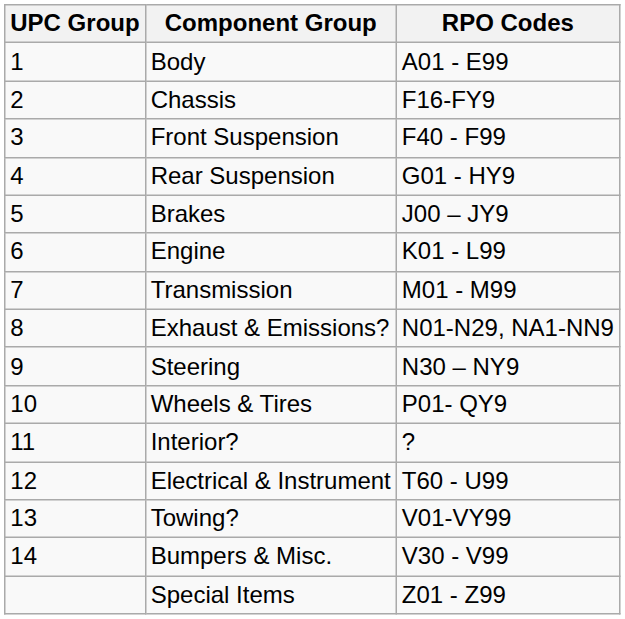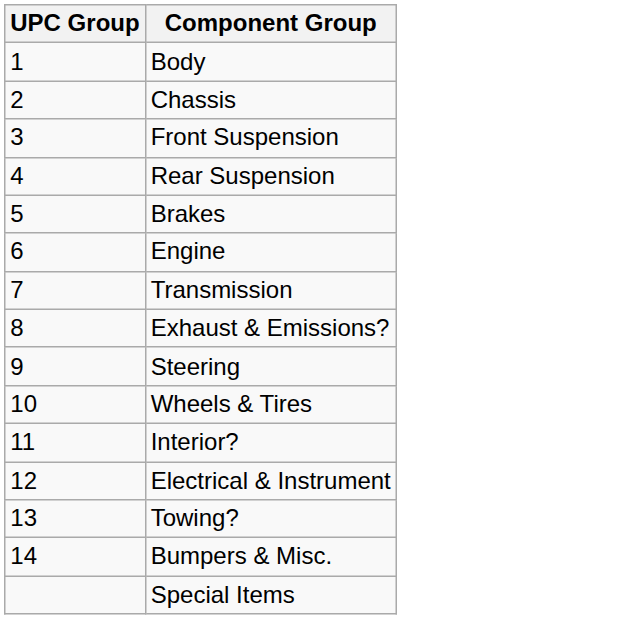- column: (508, 23)
